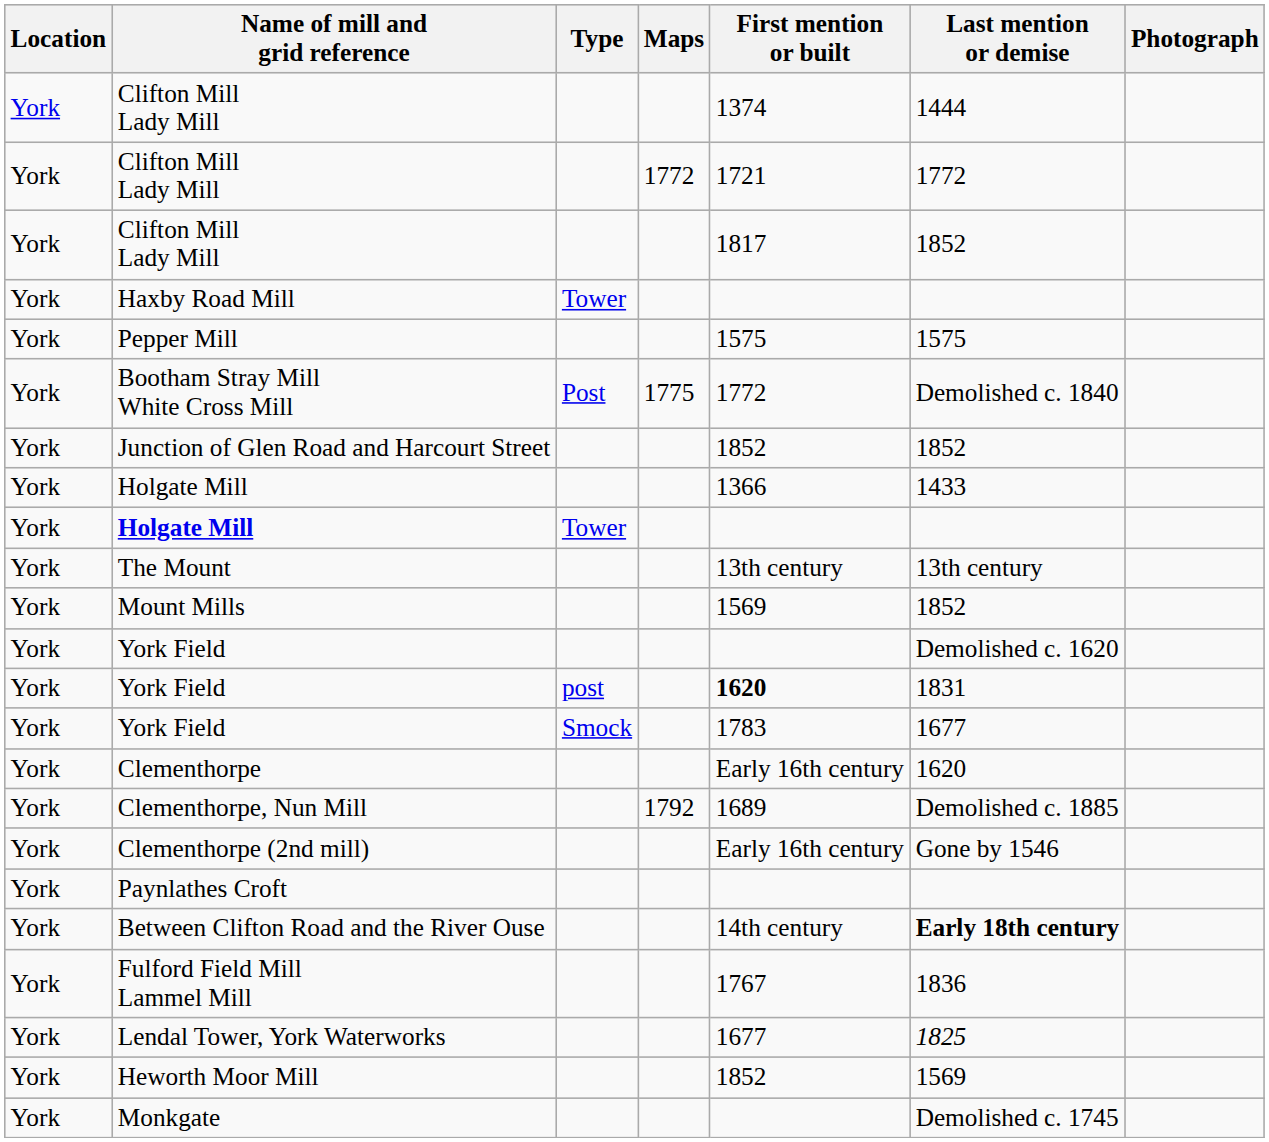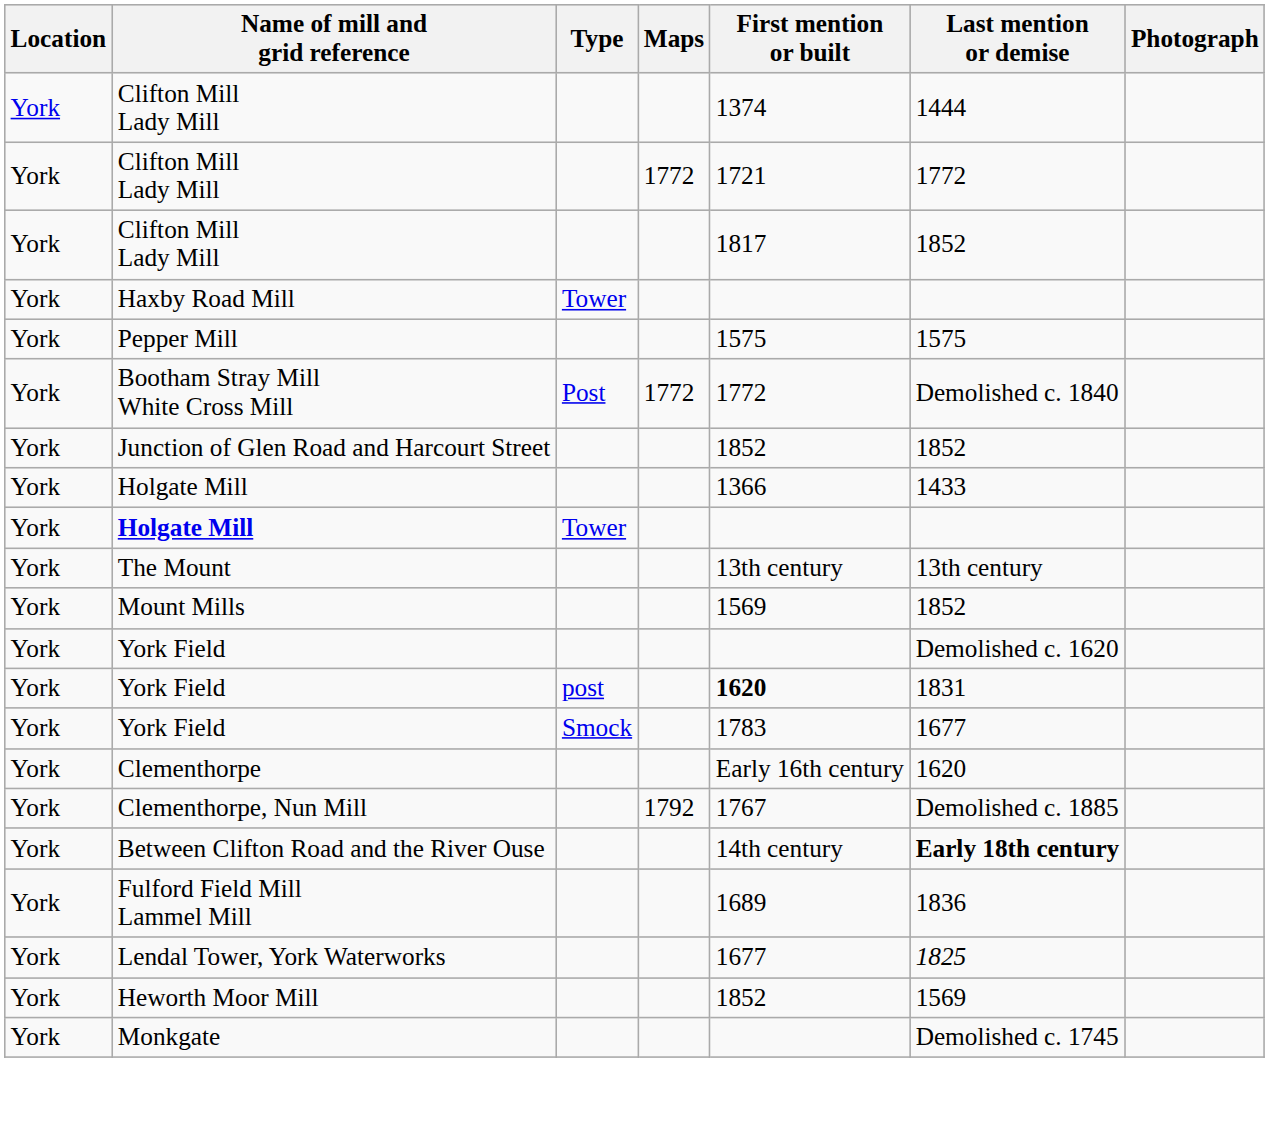(669, 393) 1775 -> (669, 393) 1772
(741, 808) 1689 -> (741, 808) 1767
- row: (243, 848)
- row: (202, 888)
(741, 982) 1767 -> (741, 902) 1689
